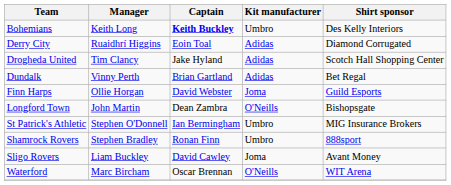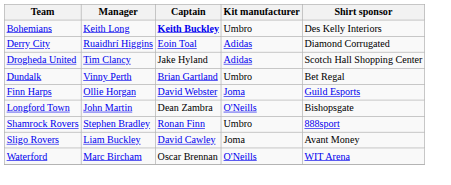(259, 76) Adidas -> (238, 76) Umbro
- row: (46, 124)
